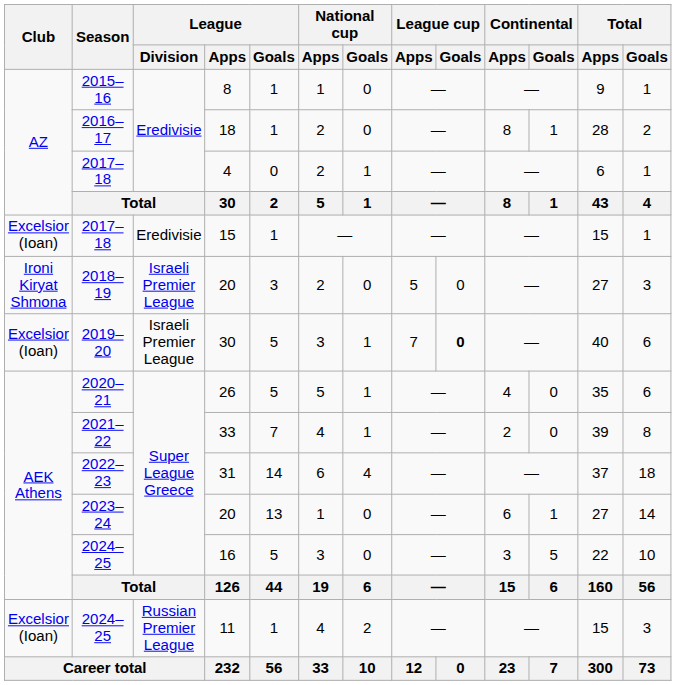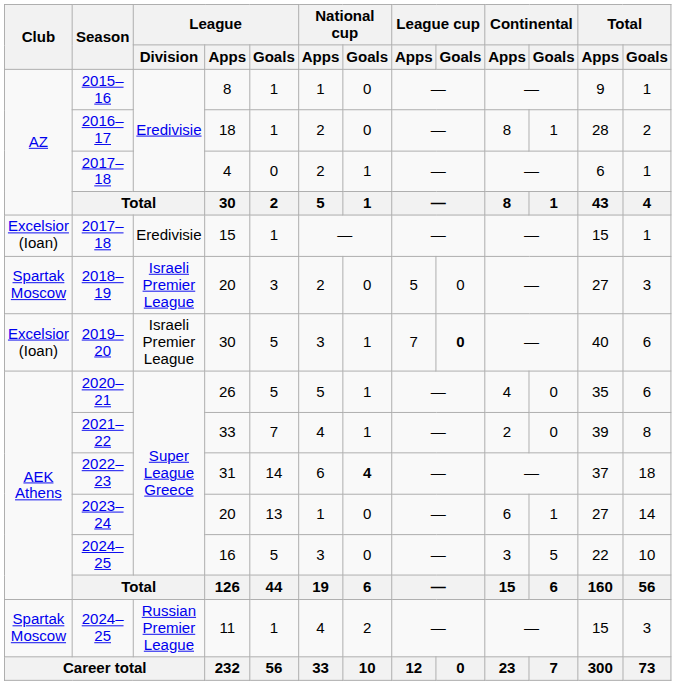(38, 284) Ironi Kiryat Shmona -> (38, 284) Spartak Moscow
(367, 473) normal -> (367, 473) bold
(38, 628) Excelsior (Ioan) -> (38, 628) Spartak Moscow
